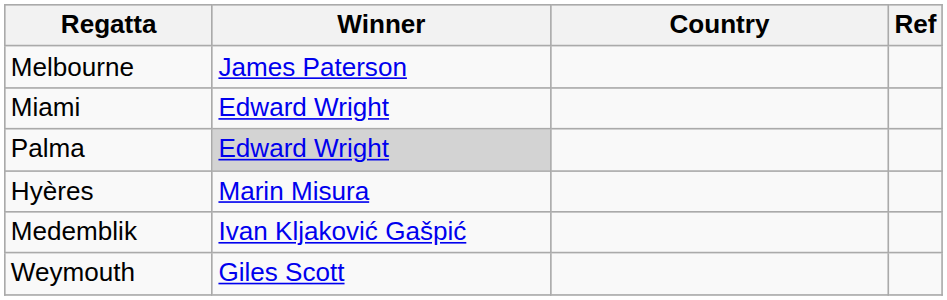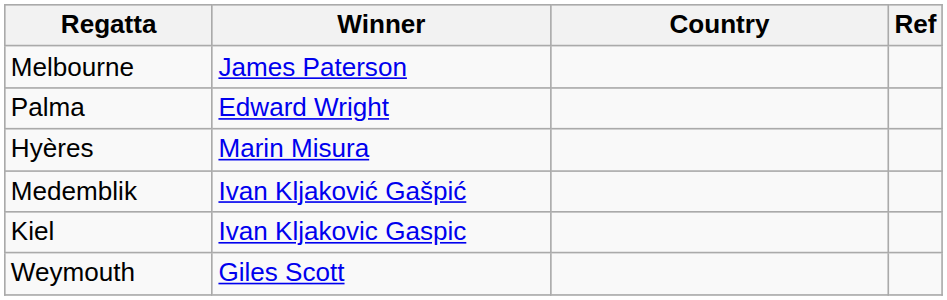- row: (46, 107)
(304, 149) lightgrey background -> (304, 107) no background
+ row: (33, 231)
